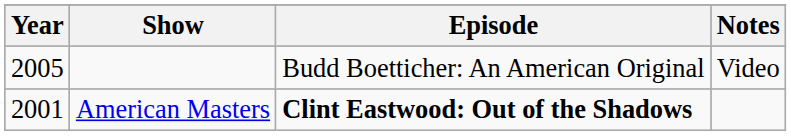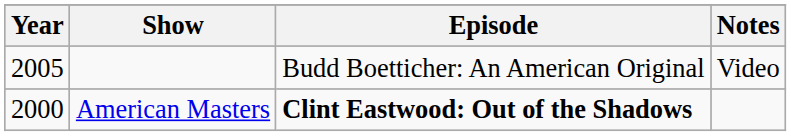(37, 109) 2001 -> (37, 109) 2000
